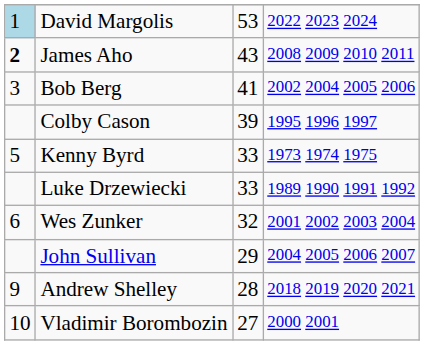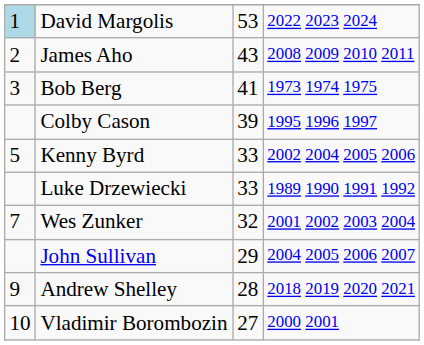(15, 54) bold -> (15, 54) normal
(341, 88) 2002 2004 2005 2006 -> (322, 88) 1973 1974 1975
(322, 155) 1973 1974 1975 -> (341, 155) 2002 2004 2005 2006
(15, 222) 6 -> (15, 222) 7
